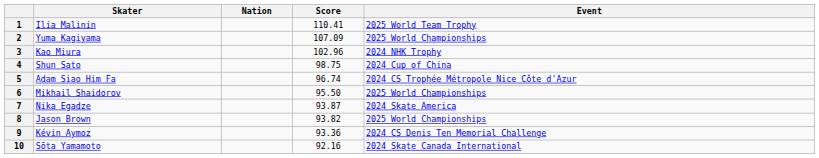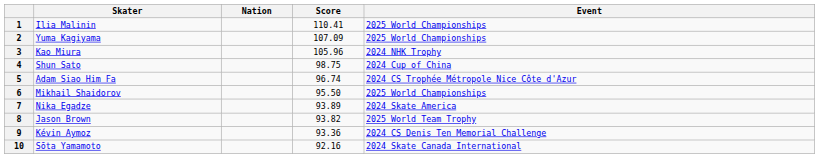(421, 25) 2025 World Team Trophy -> (426, 25) 2025 World Championships
(328, 52) 102.96 -> (328, 52) 105.96
(328, 106) 93.87 -> (328, 106) 93.89
(426, 120) 2025 World Championships -> (421, 120) 2025 World Team Trophy
